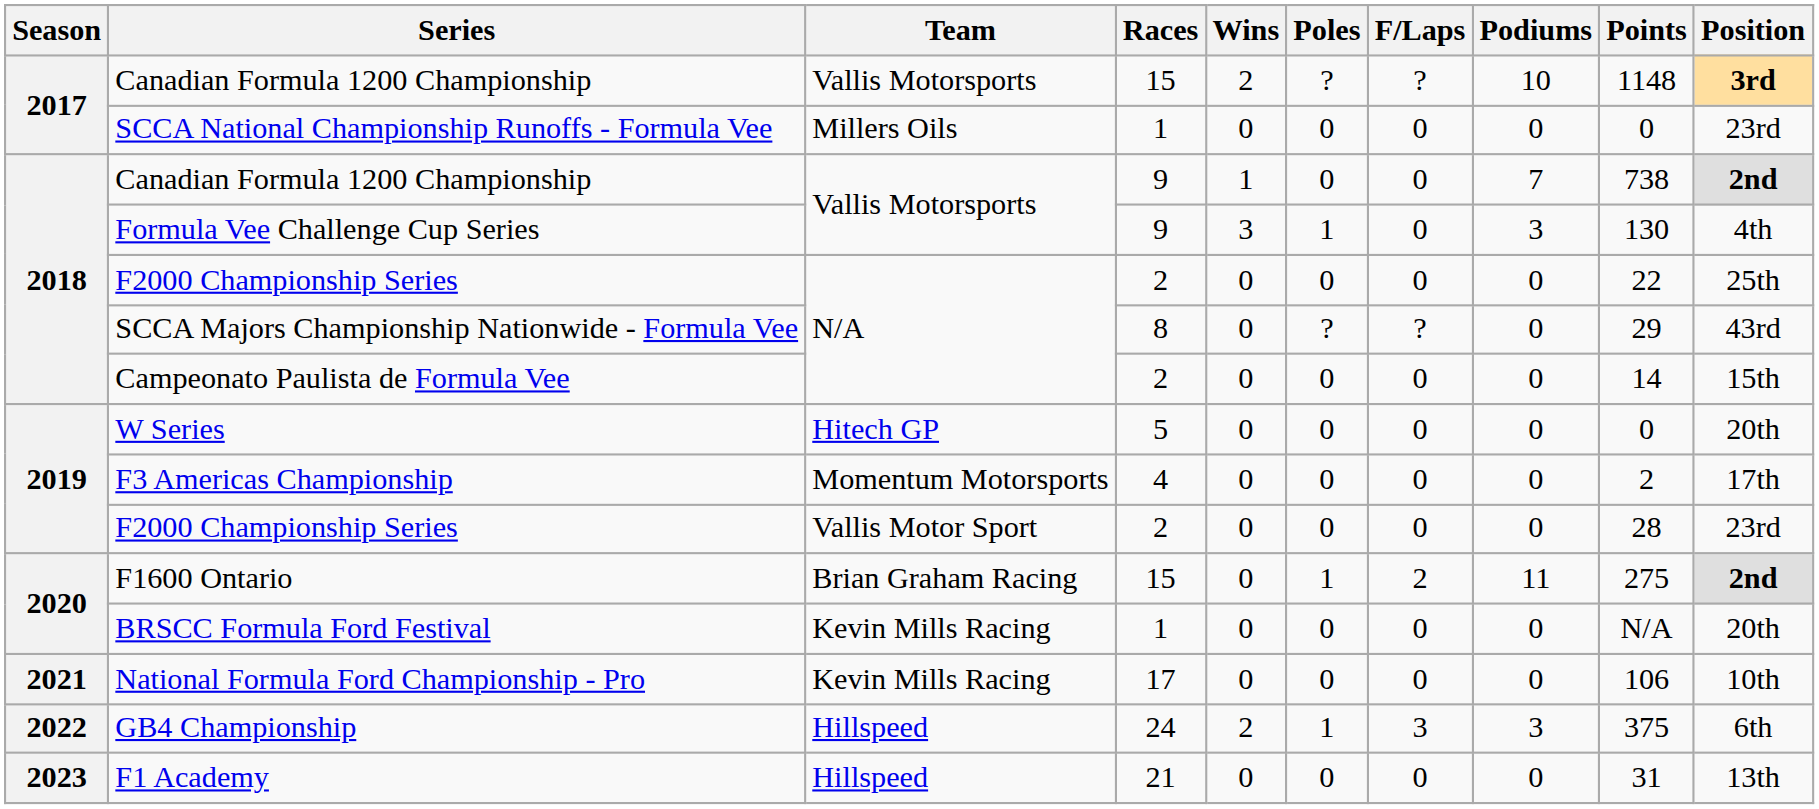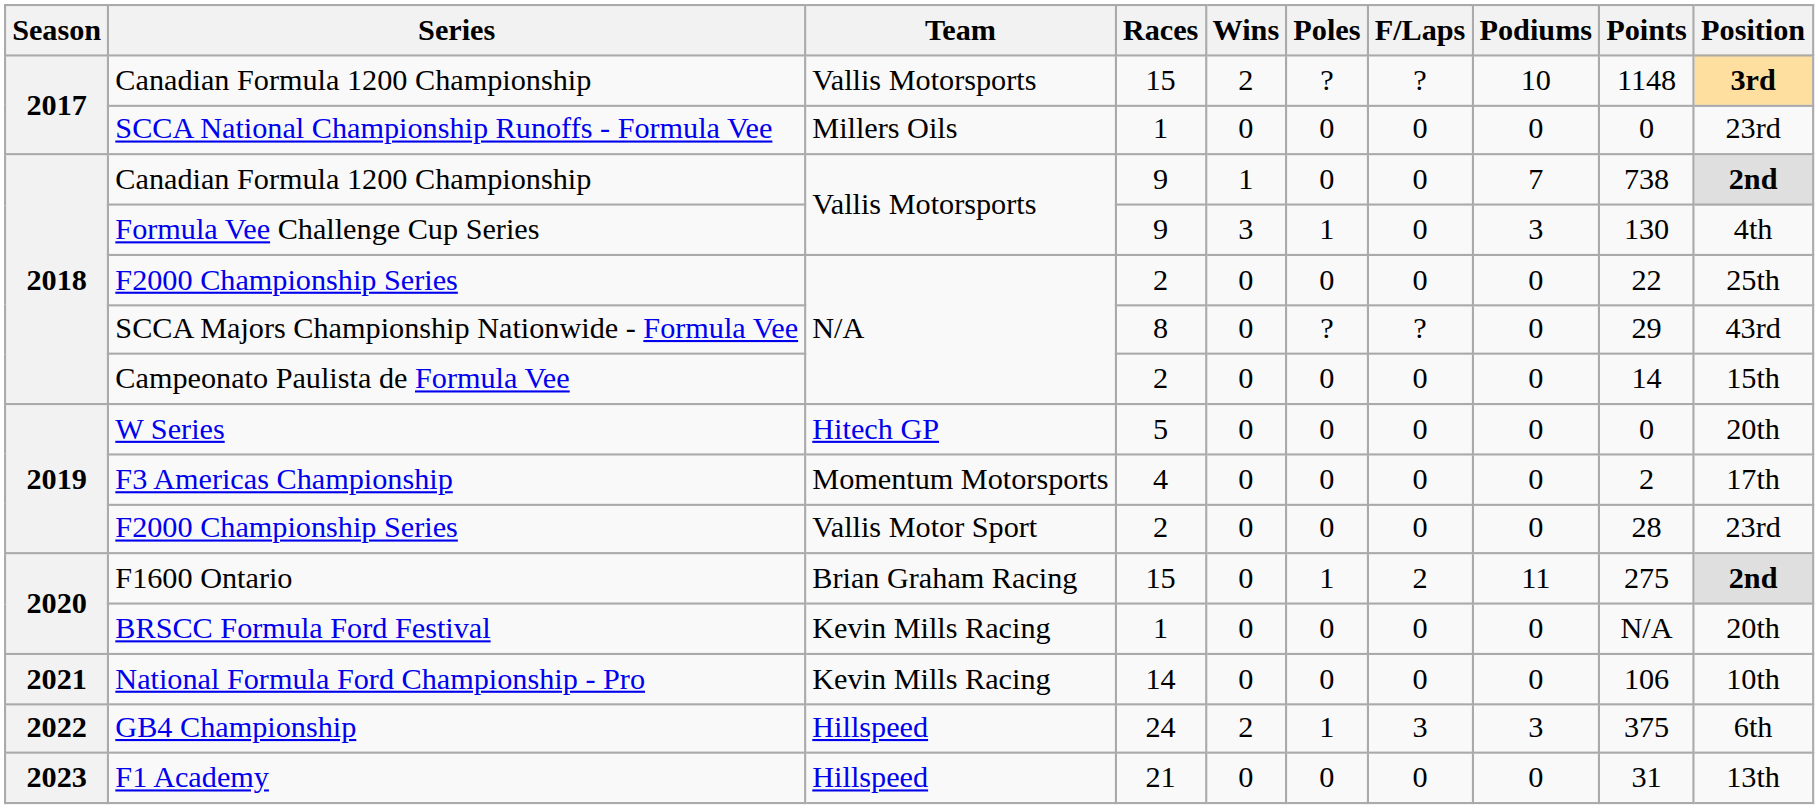(1161, 678) 17 -> (1161, 678) 14
